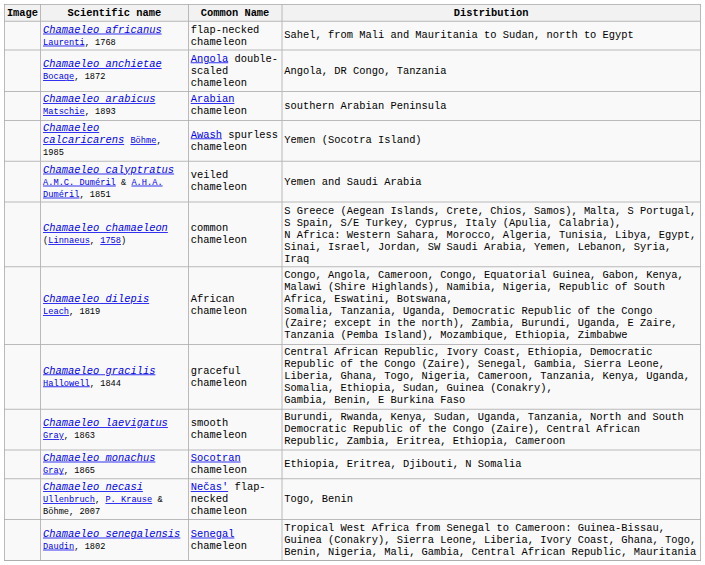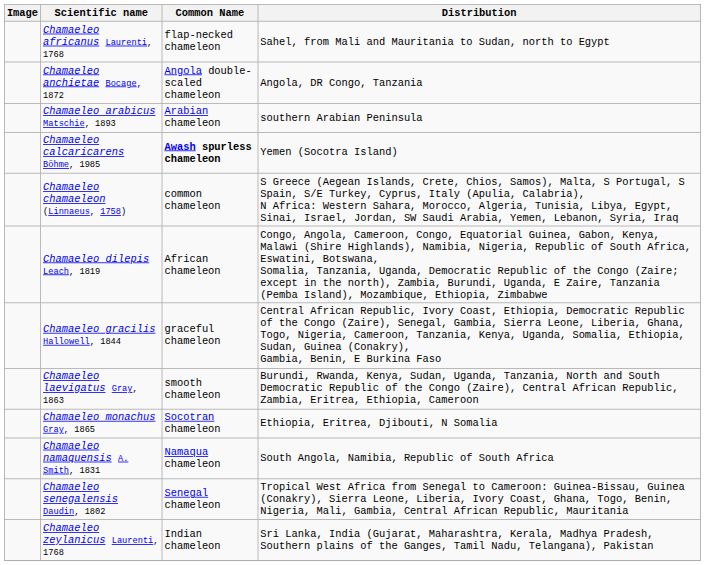(234, 141) normal -> (208, 153) bold
- row: (109, 181)
+ row: (86, 458)
- row: (103, 499)
+ row: (101, 540)
